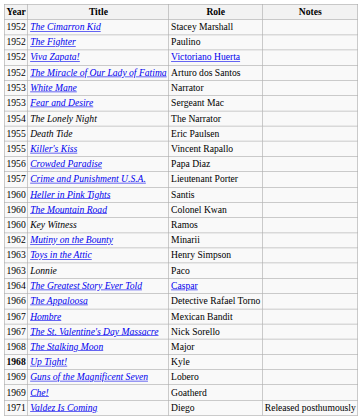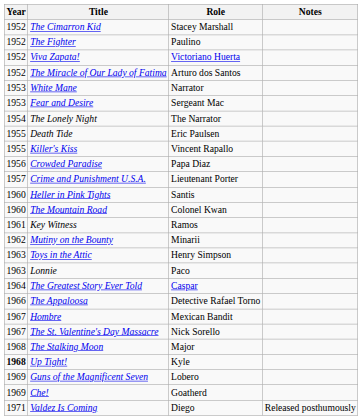(16, 225) 1960 -> (16, 225) 1961
